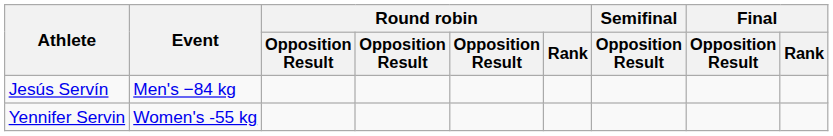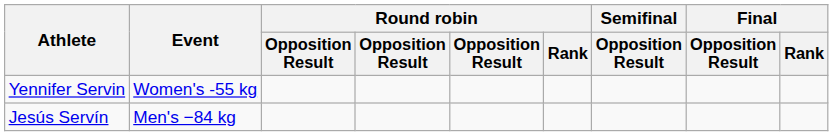rows swapped: (59, 90) <-> (67, 117)
